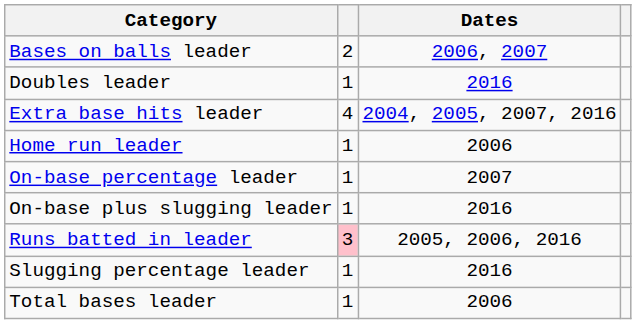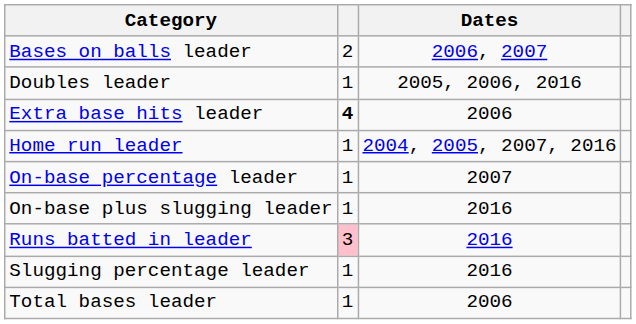(490, 83) 2016 -> (490, 83) 2005, 2006, 2016
(348, 114) normal -> (348, 114) bold
(490, 114) 2004, 2005, 2007, 2016 -> (490, 114) 2006
(490, 146) 2006 -> (490, 146) 2004, 2005, 2007, 2016
(490, 240) 2005, 2006, 2016 -> (490, 240) 2016
